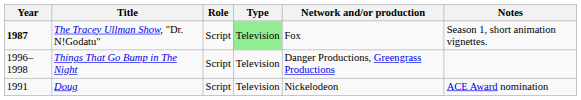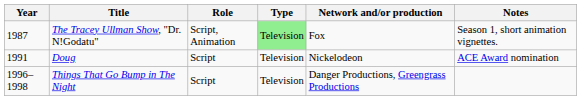(17, 35) bold -> (17, 35) normal
(218, 35) Script -> (213, 35) Script, Animation
rows swapped: (66, 86) <-> (116, 64)
